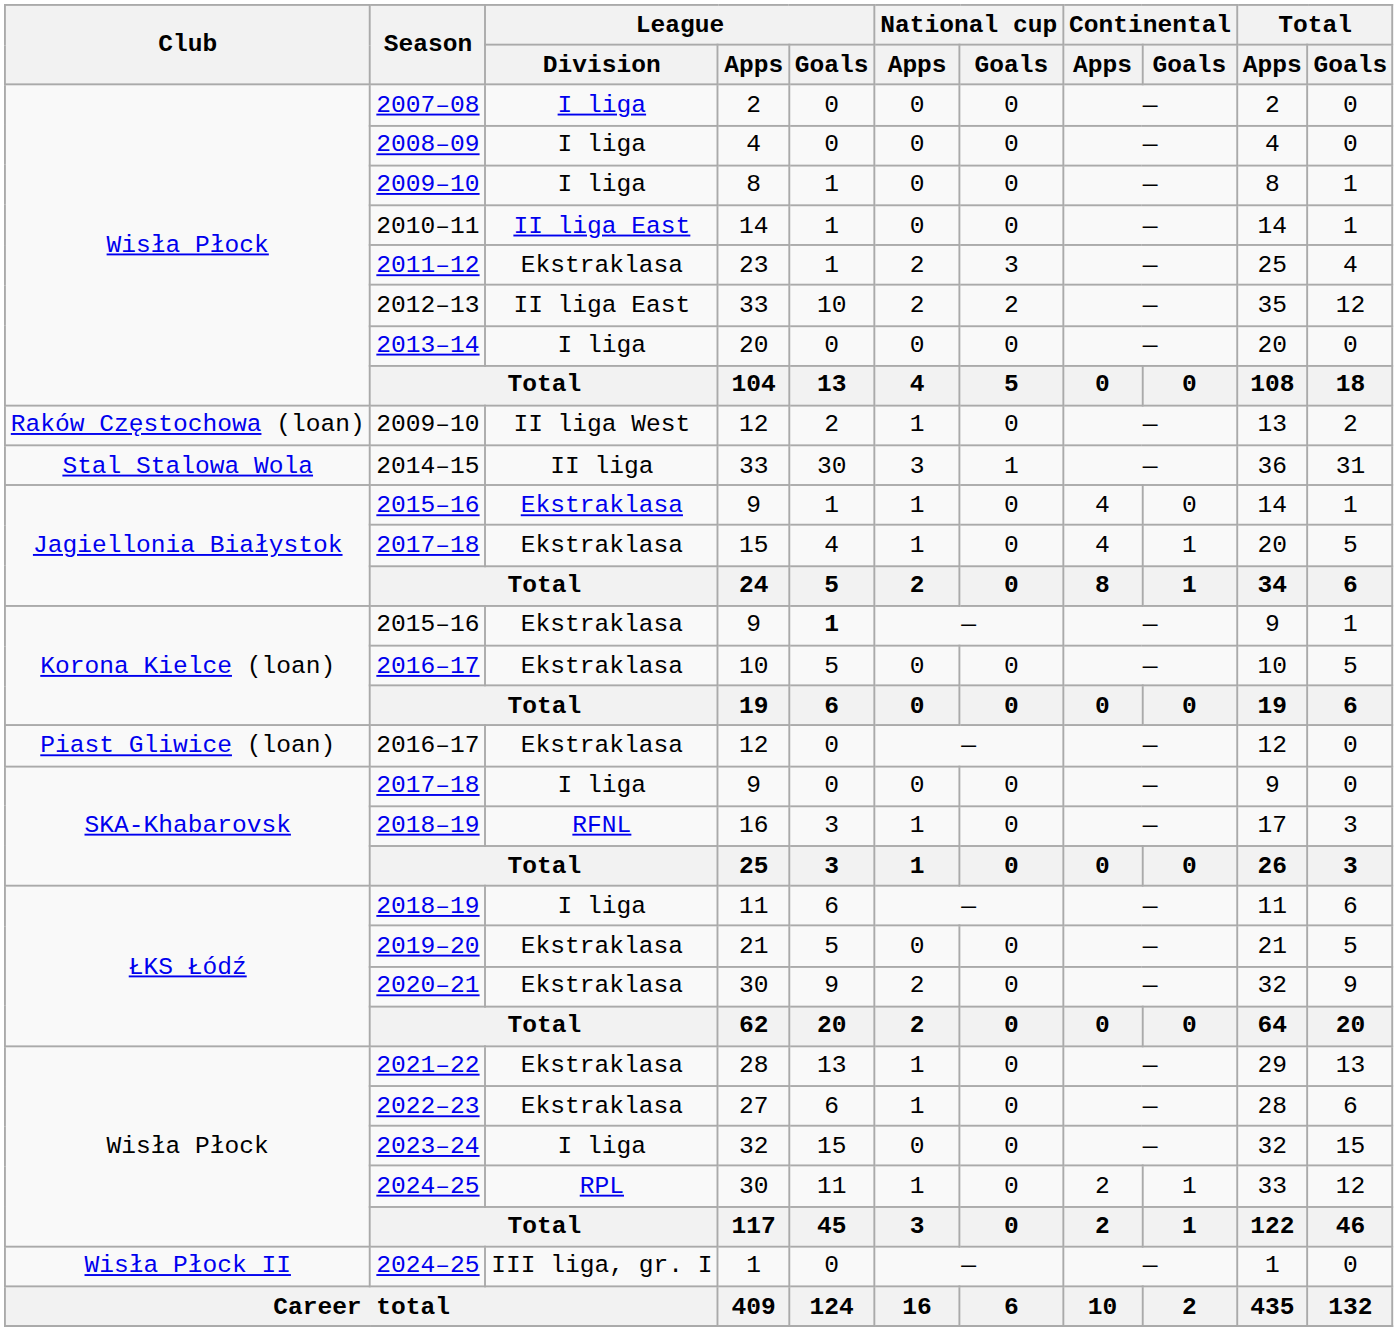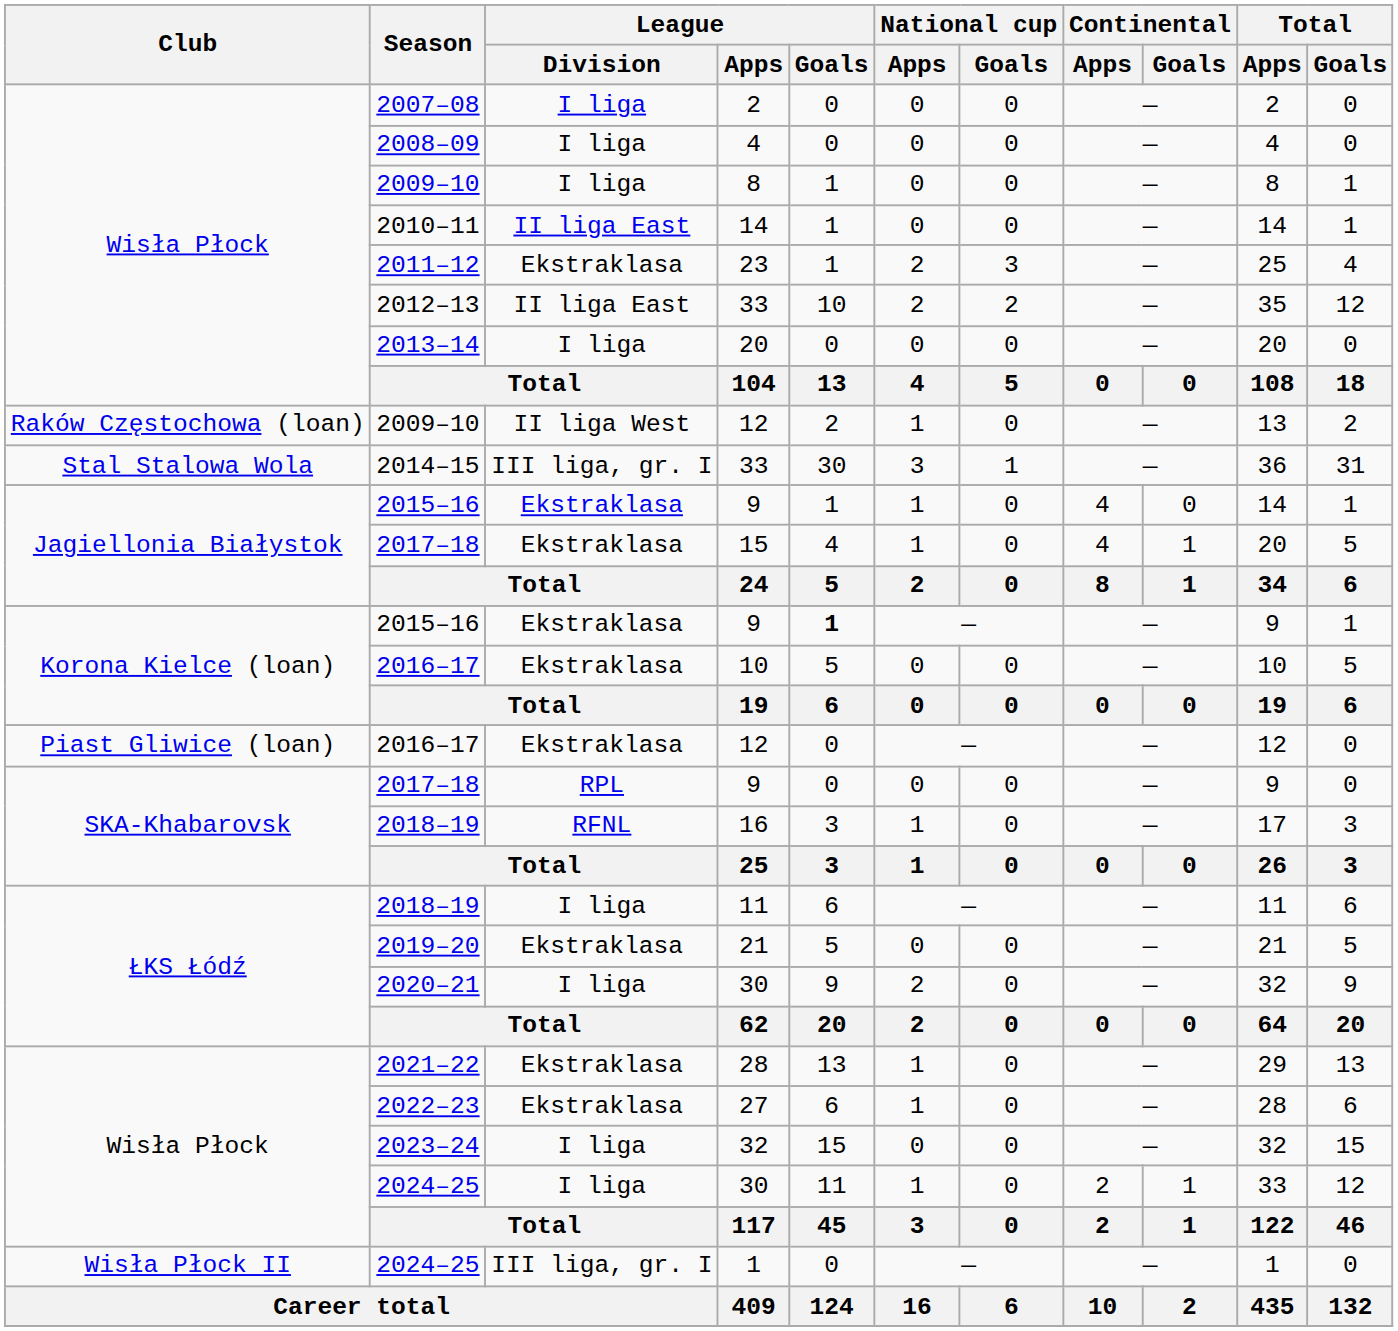(602, 465) II liga -> (602, 465) III liga, gr. I
(602, 786) I liga -> (602, 786) RPL
(602, 986) Ekstraklasa -> (602, 986) I liga
(602, 1186) RPL -> (602, 1186) I liga
